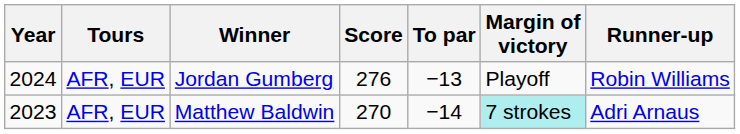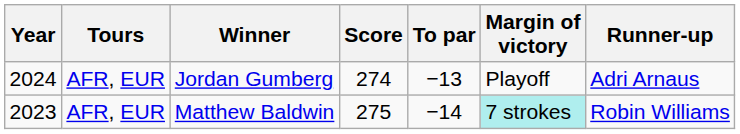(374, 79) 276 -> (374, 79) 274
(660, 79) Robin Williams -> (645, 79) Adri Arnaus
(374, 112) 270 -> (374, 112) 275
(645, 112) Adri Arnaus -> (660, 112) Robin Williams
